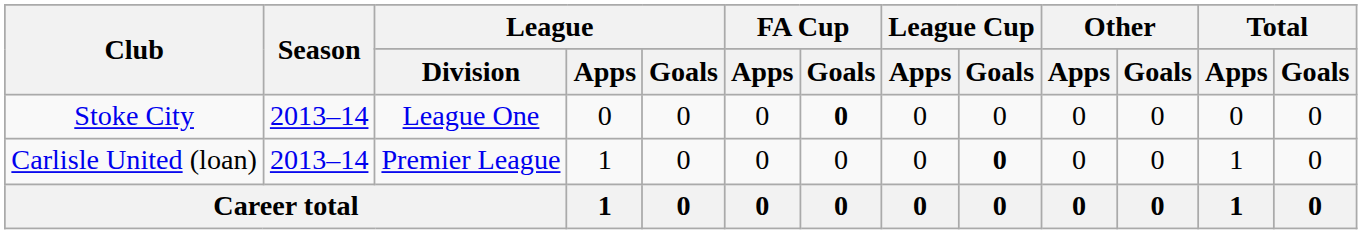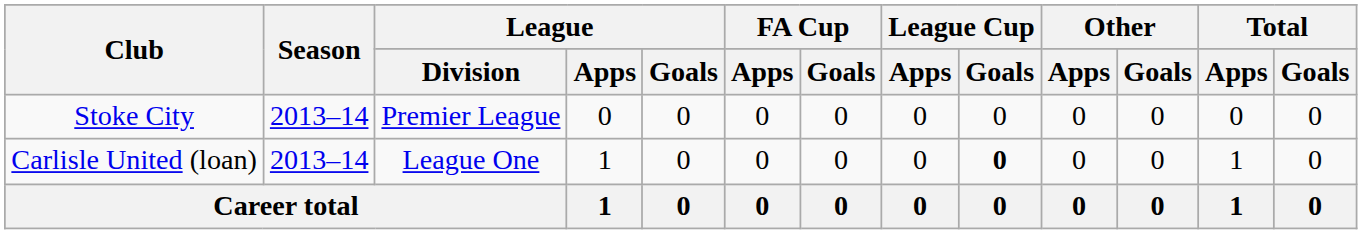(471, 116) League One -> (471, 116) Premier League
(841, 116) bold -> (841, 116) normal
(471, 160) Premier League -> (471, 160) League One
